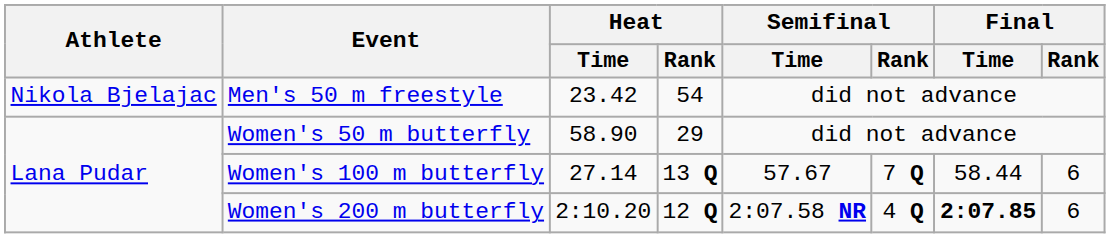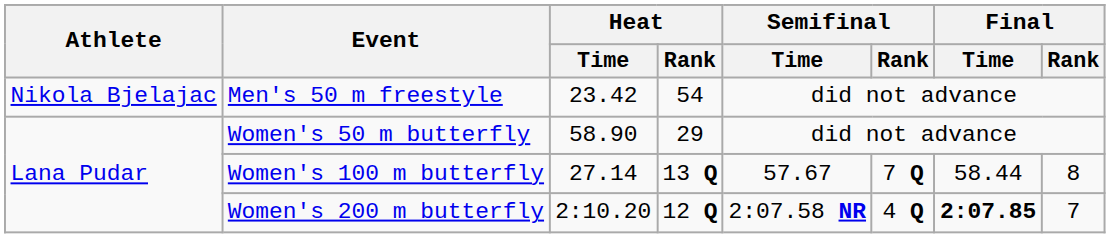(1073, 174) 6 -> (1073, 174) 8
(1073, 212) 6 -> (1073, 212) 7
